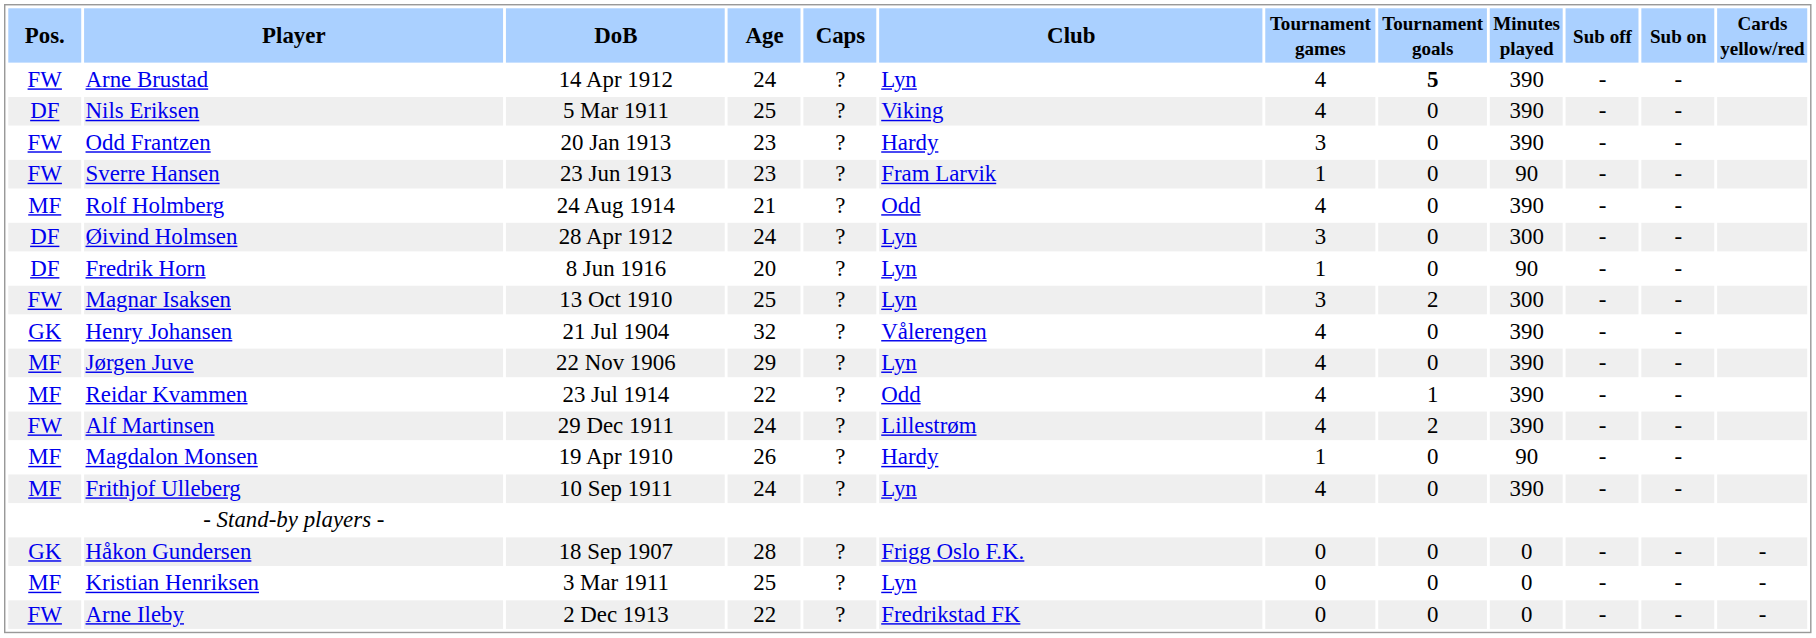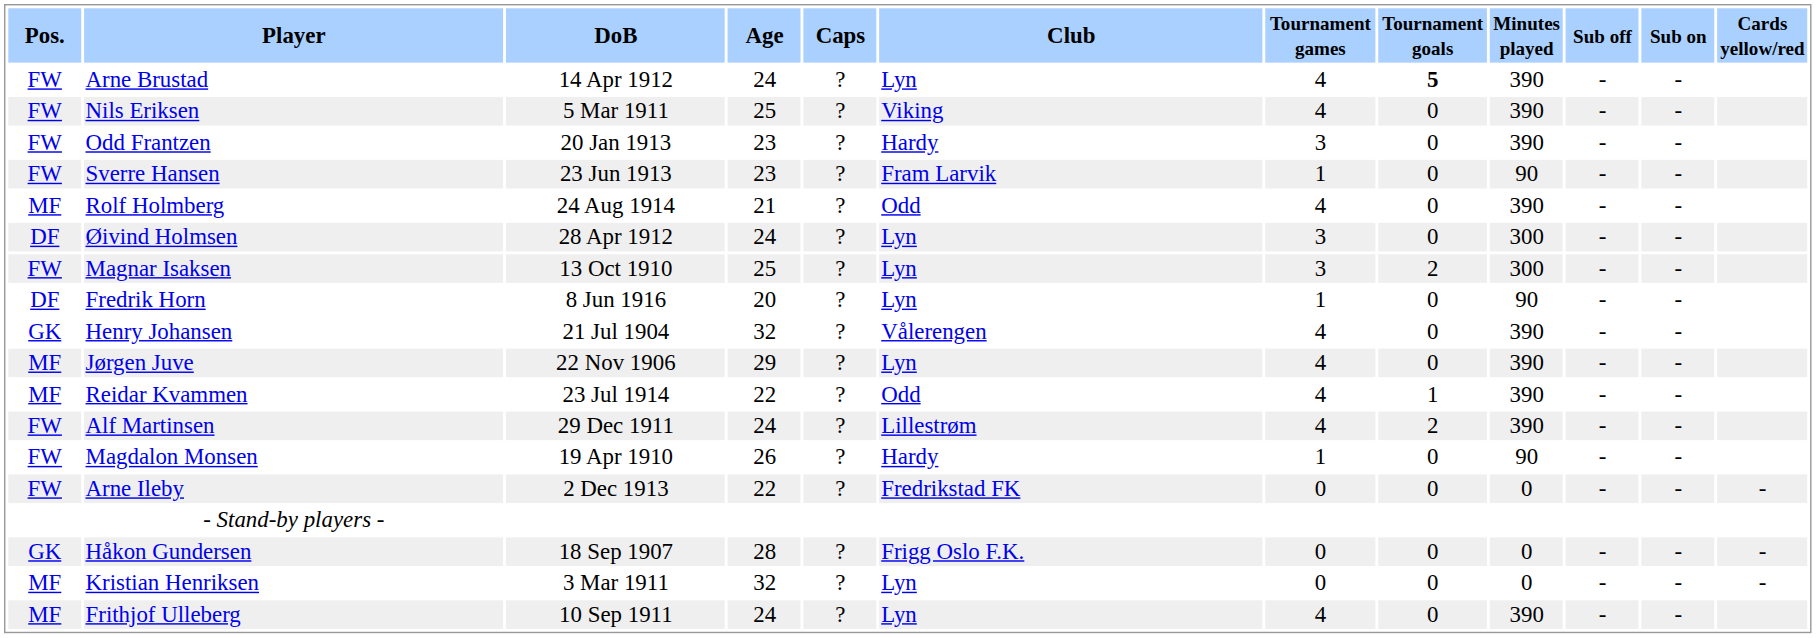(45, 111) DF -> (45, 111) FW
rows swapped: (146, 268) <-> (158, 299)
(45, 457) MF -> (45, 457) FW
rows swapped: (163, 488) <-> (135, 614)
(765, 582) 25 -> (765, 582) 32
